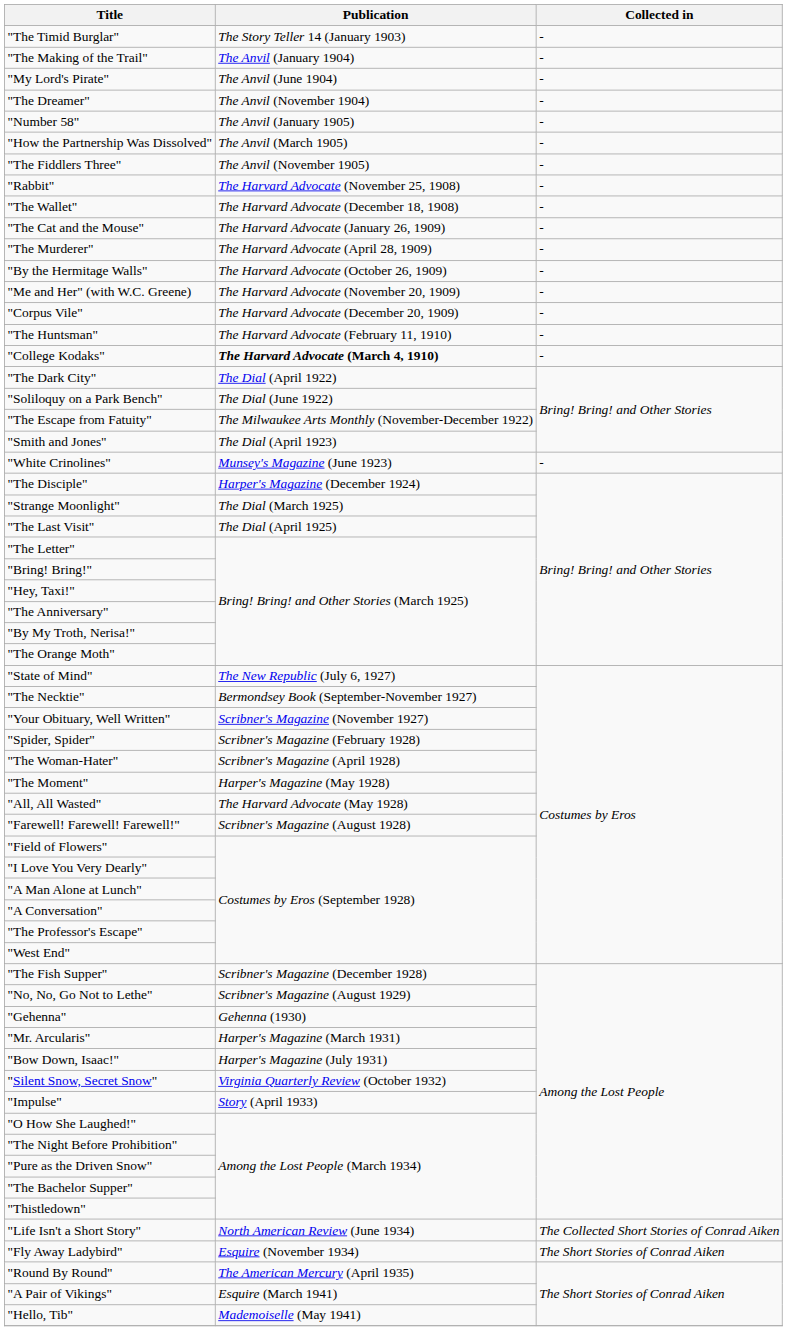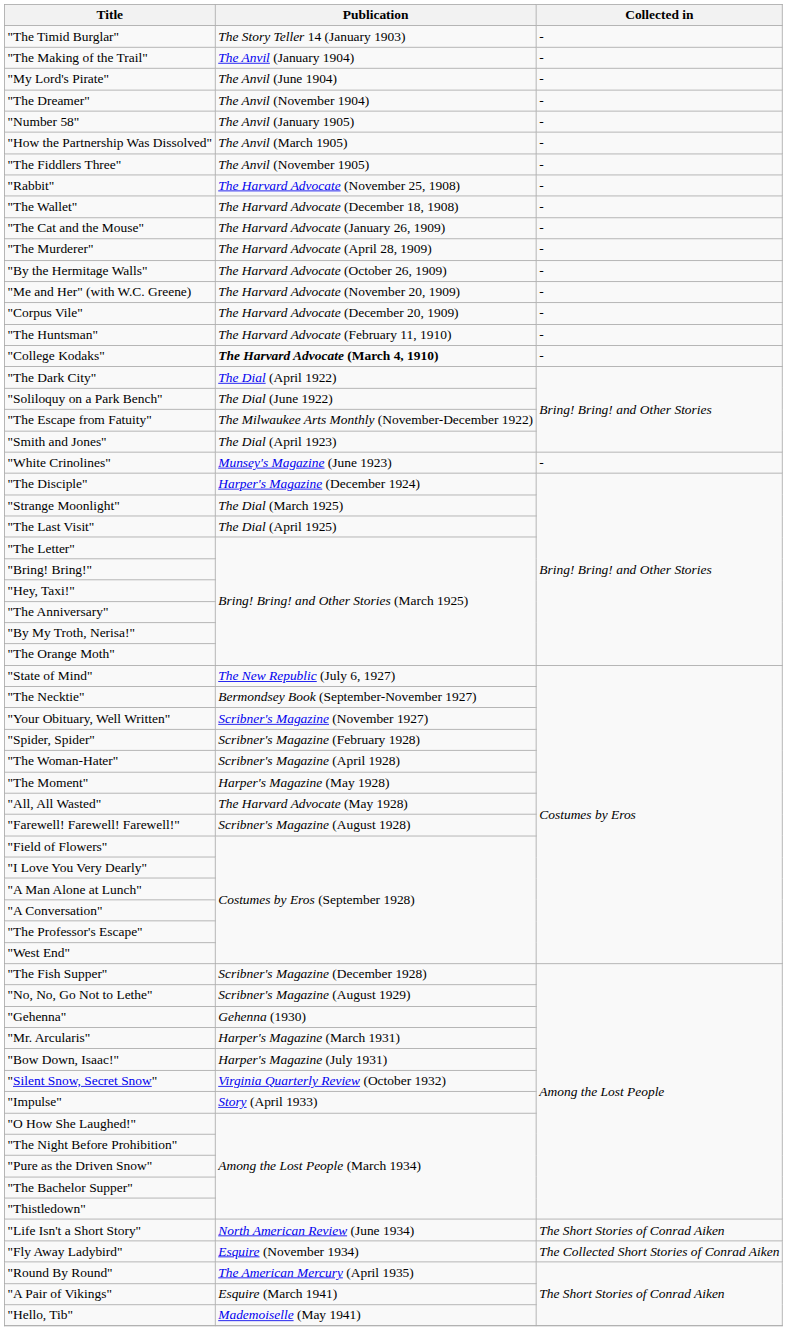(659, 1230) The Collected Short Stories of Conrad Aiken -> (632, 1230) The Short Stories of Conrad Aiken
(632, 1251) The Short Stories of Conrad Aiken -> (659, 1251) The Collected Short Stories of Conrad Aiken
